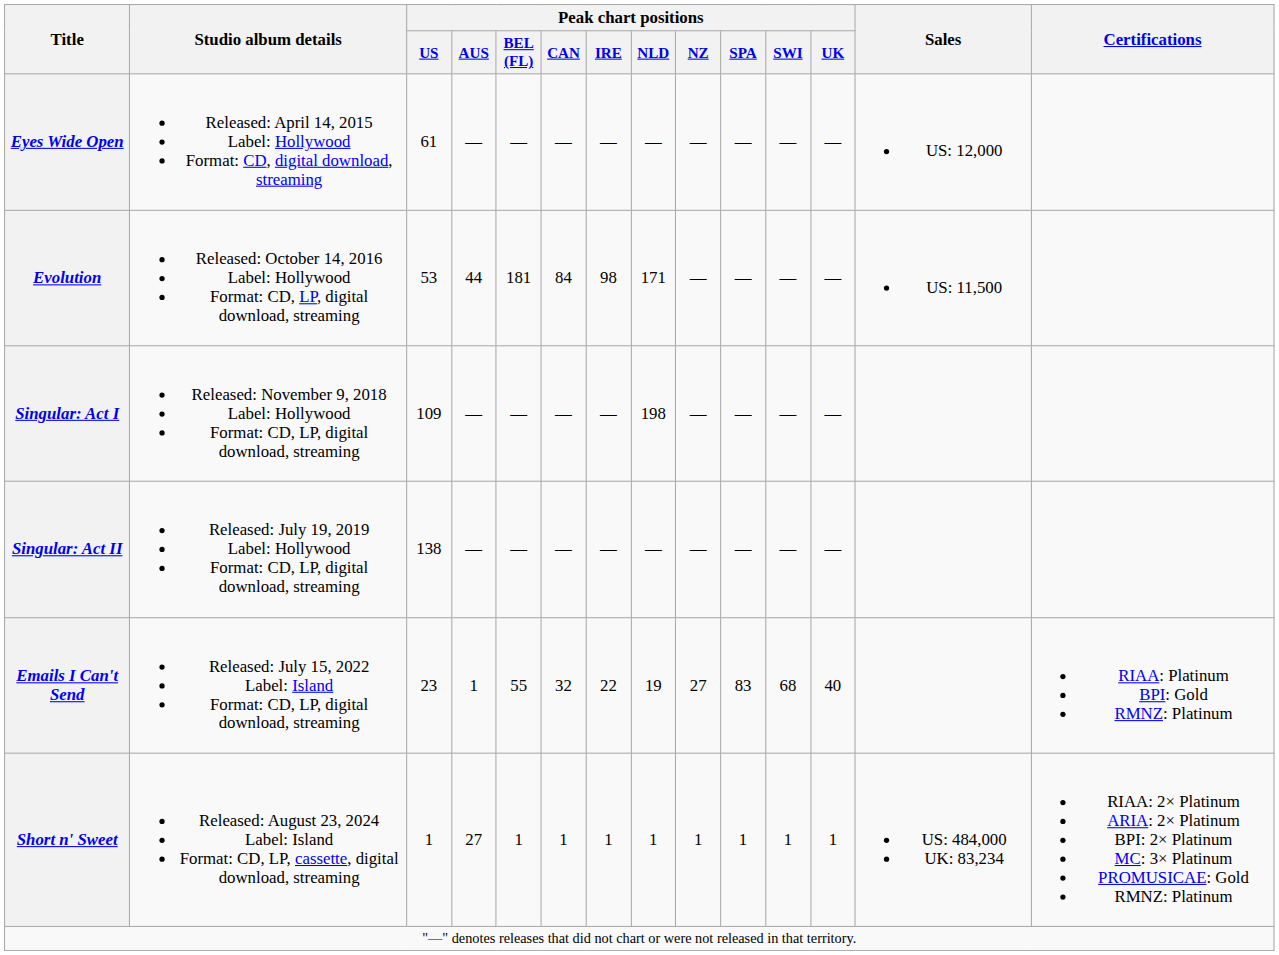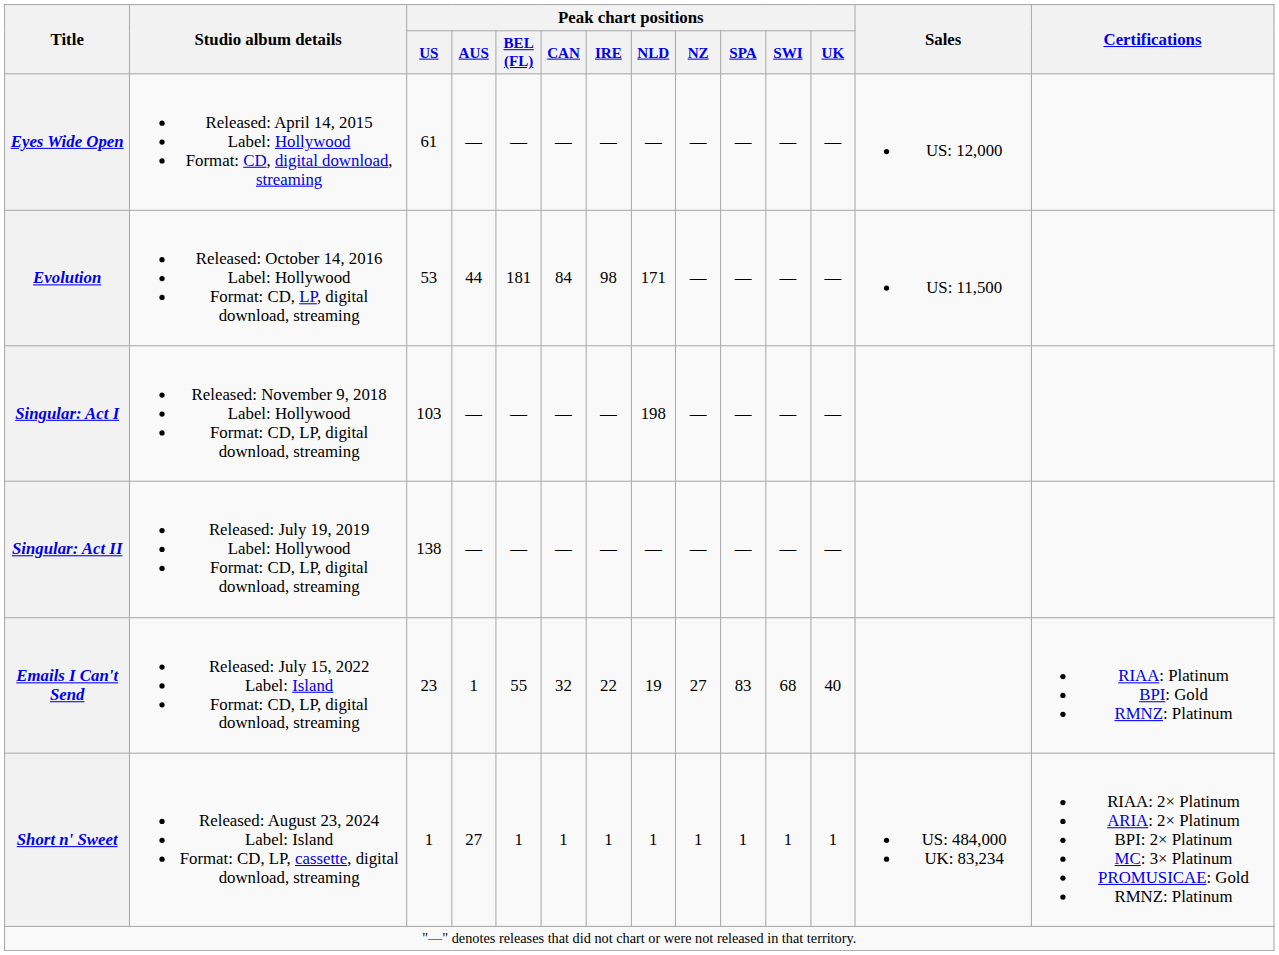(429, 413) 109 -> (429, 413) 103
